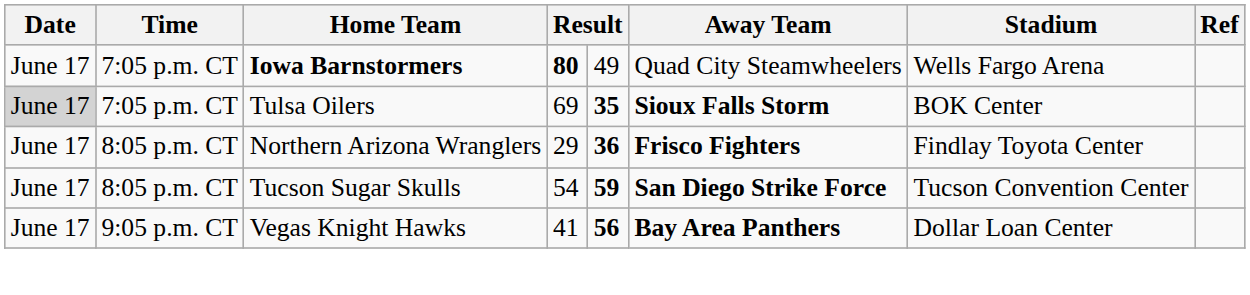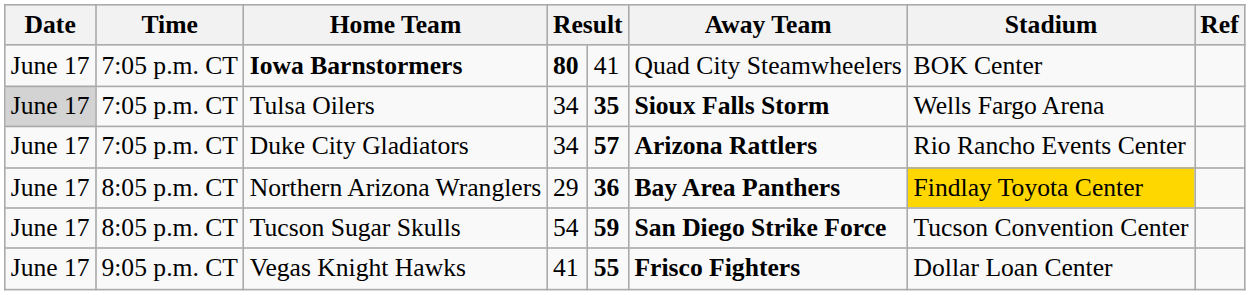(606, 65) 49 -> (606, 65) 41
(1009, 65) Wells Fargo Arena -> (978, 65) BOK Center
(566, 106) 69 -> (566, 106) 34
(978, 106) BOK Center -> (1009, 106) Wells Fargo Arena
+ row: (359, 146)
(717, 146) Frisco Fighters -> (737, 187) Bay Area Panthers
(1028, 146) no background -> (1028, 187) gold background
(606, 227) 56 -> (606, 268) 55
(737, 227) Bay Area Panthers -> (717, 268) Frisco Fighters
